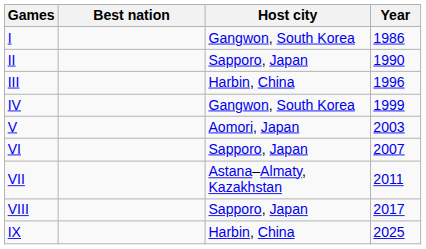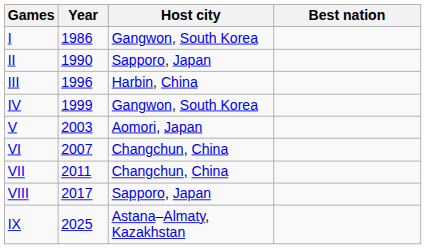columns swapped: (395, 15) <-> (132, 15)
(258, 149) Sapporo, Japan -> (170, 149) Changchun, China
(257, 179) Astana–Almaty, Kazakhstan -> (170, 171) Changchun, China
(251, 232) Harbin, China -> (160, 224) Astana–Almaty, Kazakhstan
